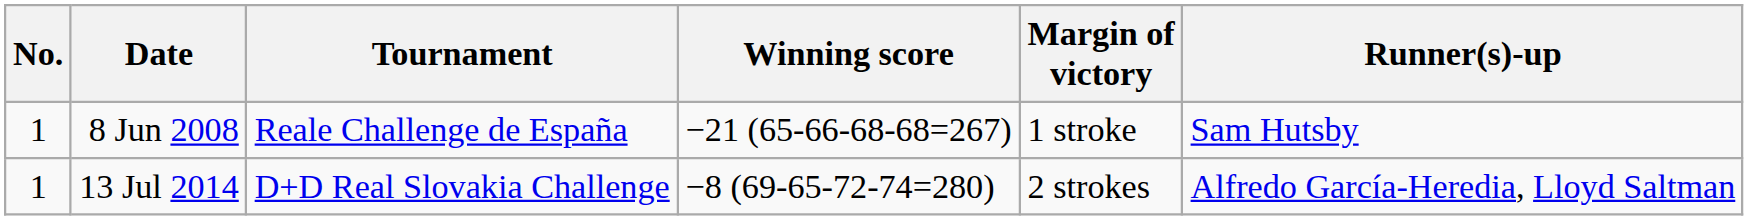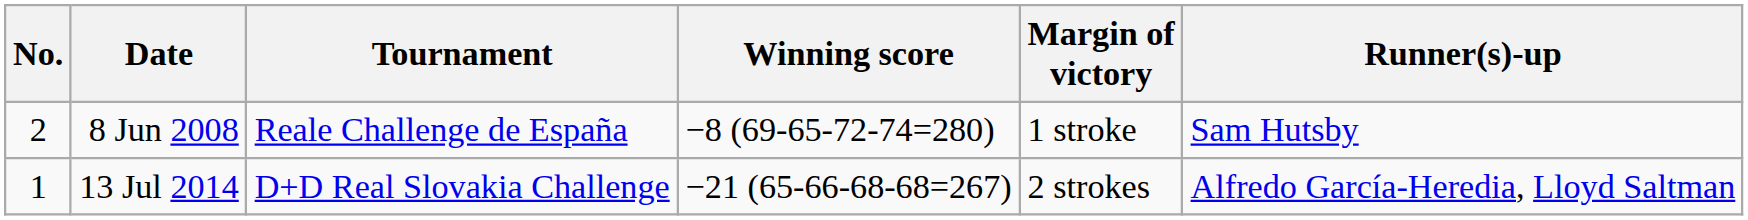(38, 129) 1 -> (38, 129) 2
(849, 129) −21 (65-66-68-68=267) -> (840, 129) −8 (69-65-72-74=280)
(840, 186) −8 (69-65-72-74=280) -> (849, 186) −21 (65-66-68-68=267)
